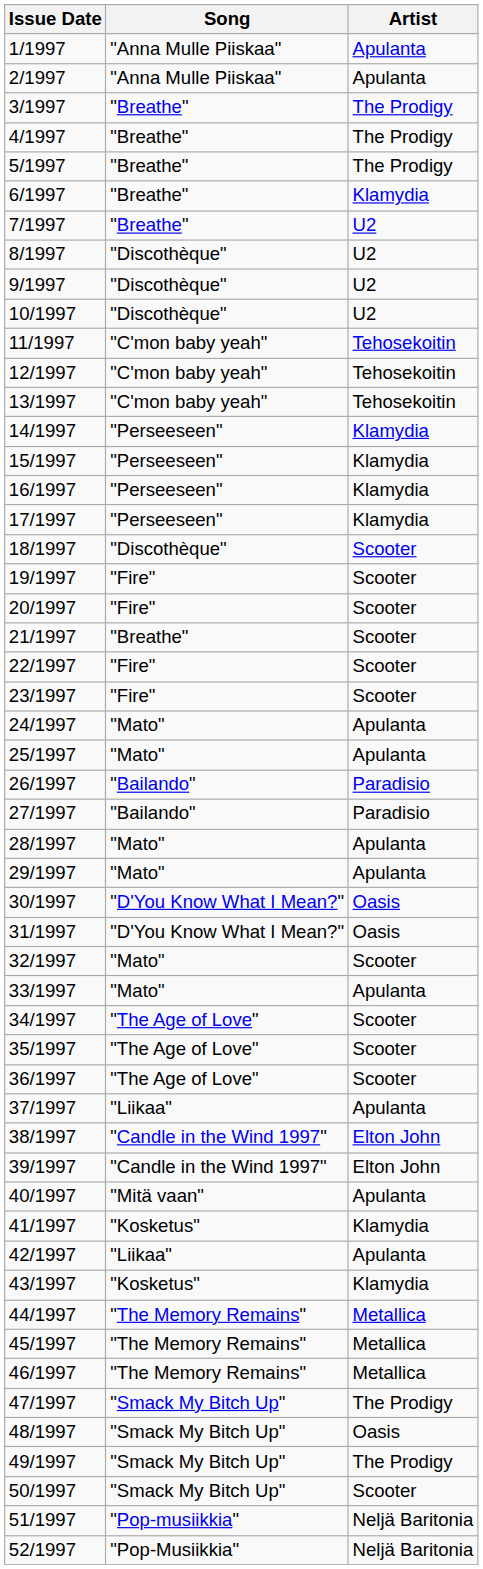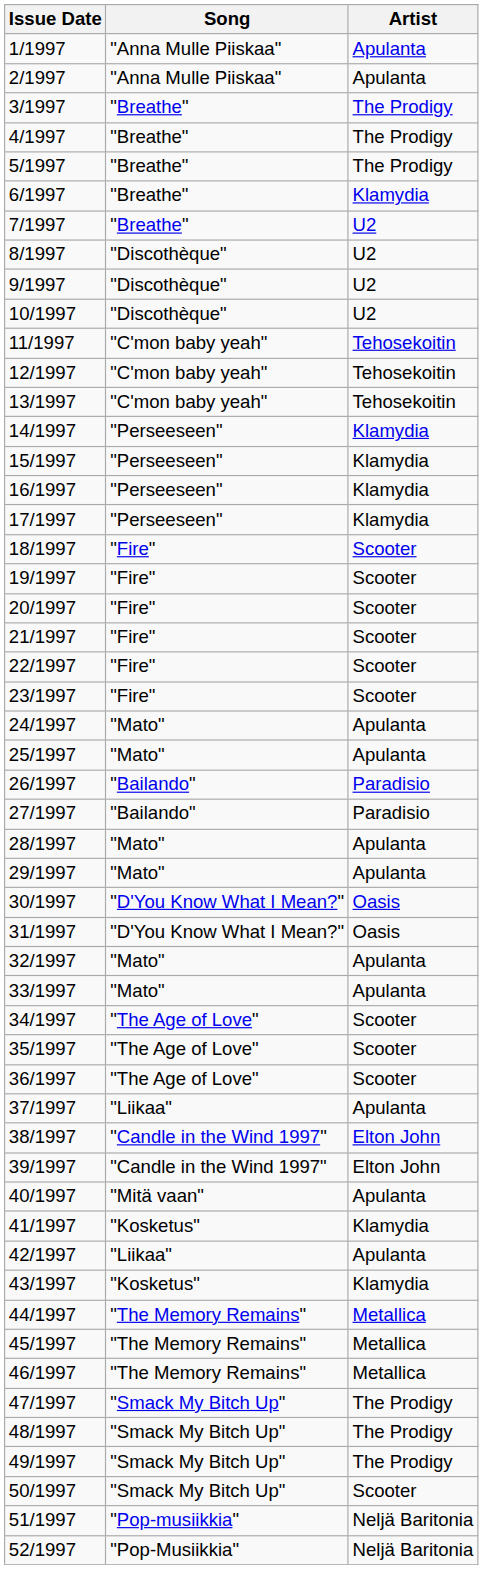(168, 549) "Discothèque" -> (133, 549) "Fire"
(149, 637) "Breathe" -> (133, 637) "Fire"
(385, 961) Scooter -> (389, 961) Apulanta
(376, 1432) Oasis -> (403, 1432) The Prodigy
